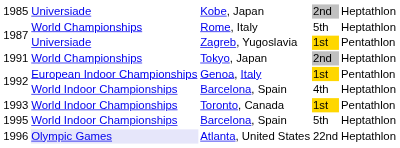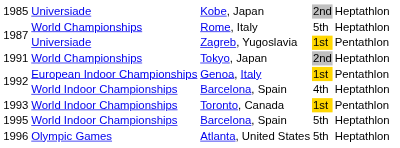(72, 136) lavender background -> (72, 136) no background
(326, 136) 22nd -> (321, 136) 5th
